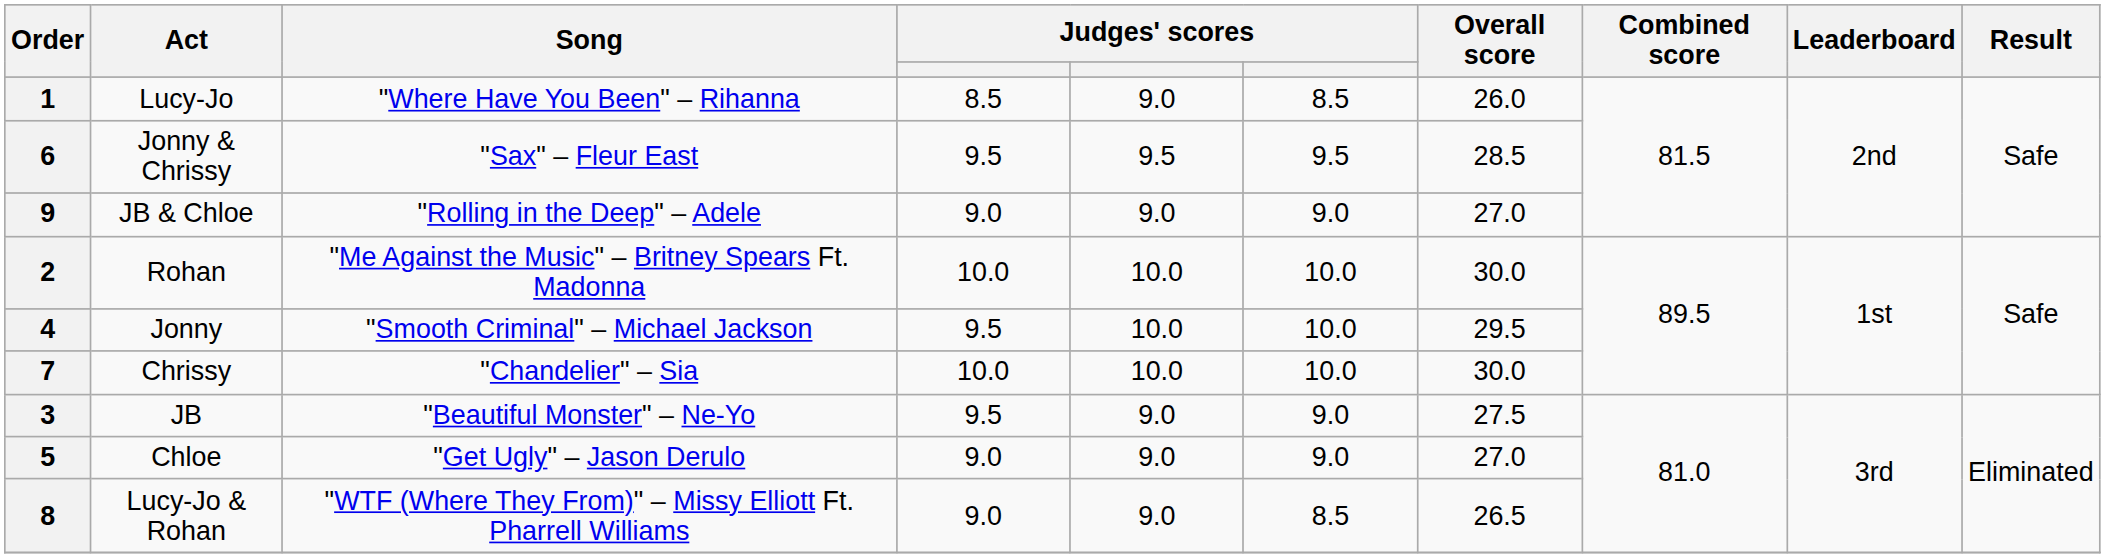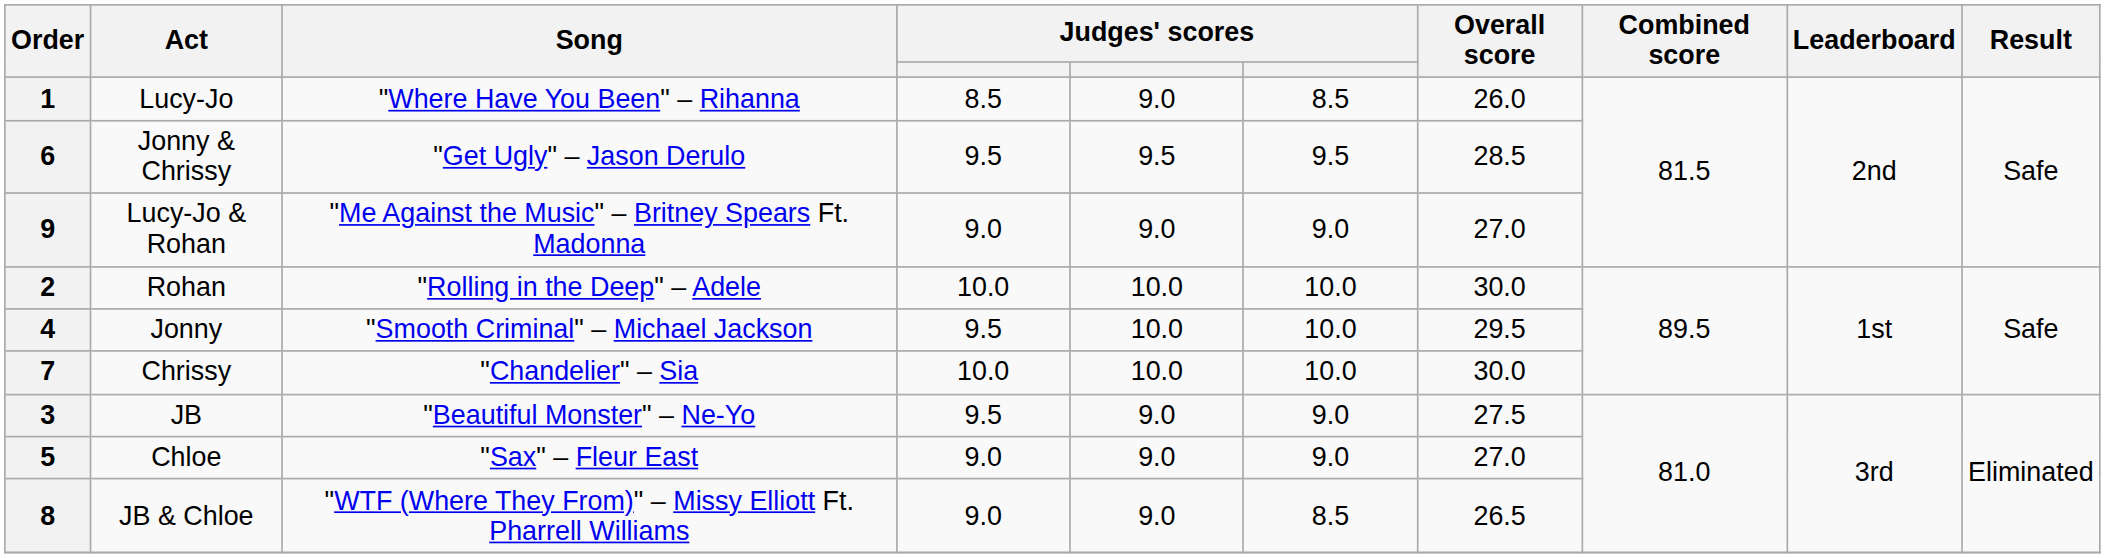(589, 156) "Sax" – Fleur East -> (589, 156) "Get Ugly" – Jason Derulo
(186, 214) JB & Chloe -> (186, 229) Lucy-Jo & Rohan
(589, 214) "Rolling in the Deep" – Adele -> (589, 229) "Me Against the Music" – Britney Spears Ft. Madonna
(589, 271) "Me Against the Music" – Britney Spears Ft. Madonna -> (589, 287) "Rolling in the Deep" – Adele
(589, 457) "Get Ugly" – Jason Derulo -> (589, 457) "Sax" – Fleur East
(186, 515) Lucy-Jo & Rohan -> (186, 515) JB & Chloe
